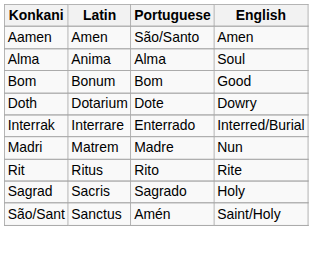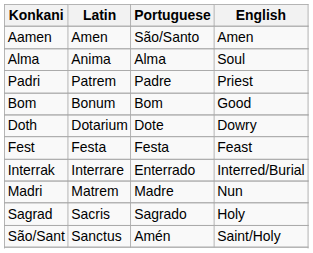+ row: (24, 81)
+ row: (21, 147)
- row: (16, 170)
